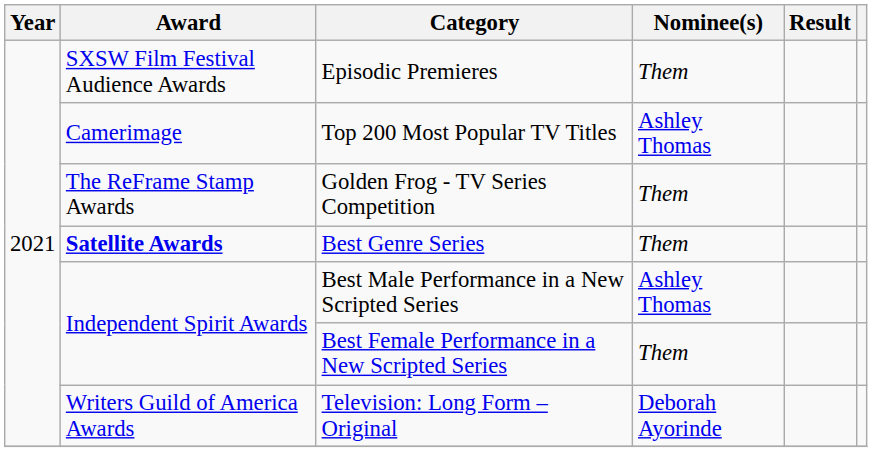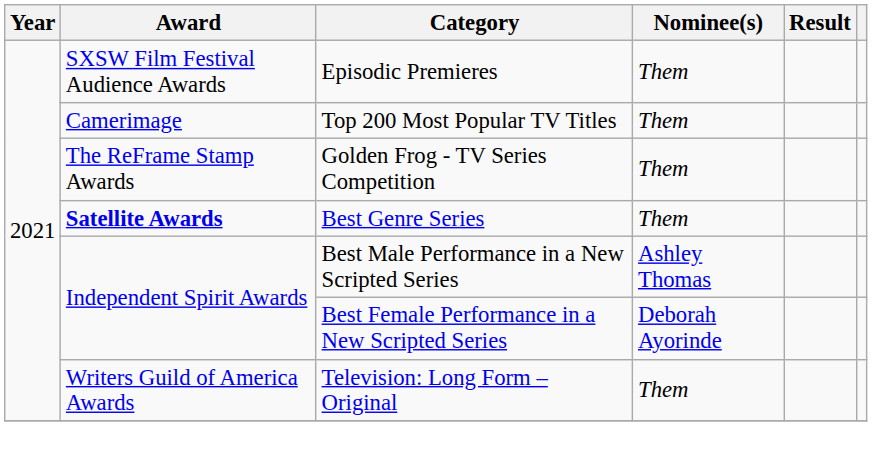(675, 132) Ashley Thomas -> (663, 120) Them
(663, 353) Them -> (680, 328) Deborah Ayorinde
(680, 415) Deborah Ayorinde -> (663, 389) Them
